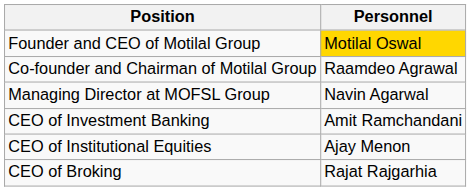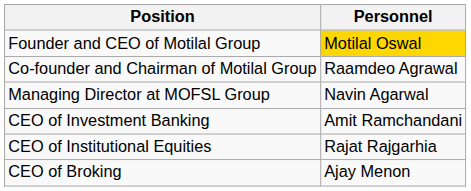(367, 146) Ajay Menon -> (380, 146) Rajat Rajgarhia
(380, 172) Rajat Rajgarhia -> (367, 172) Ajay Menon
